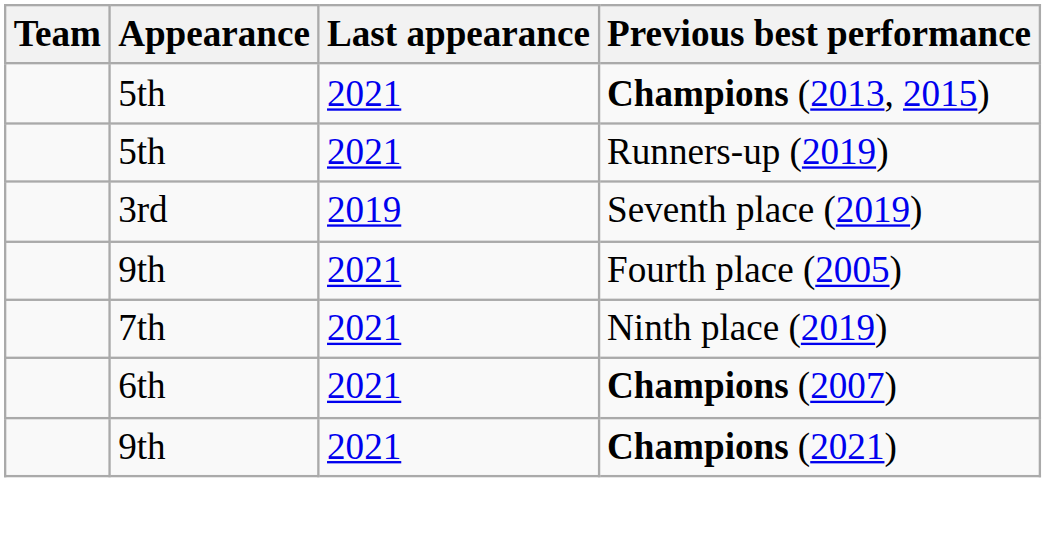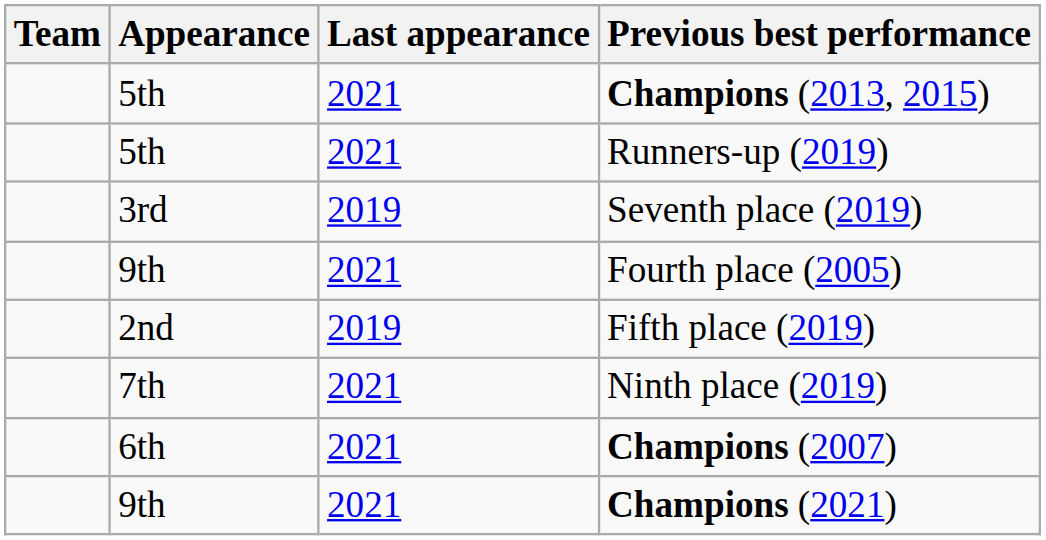+ row: (741, 328)
